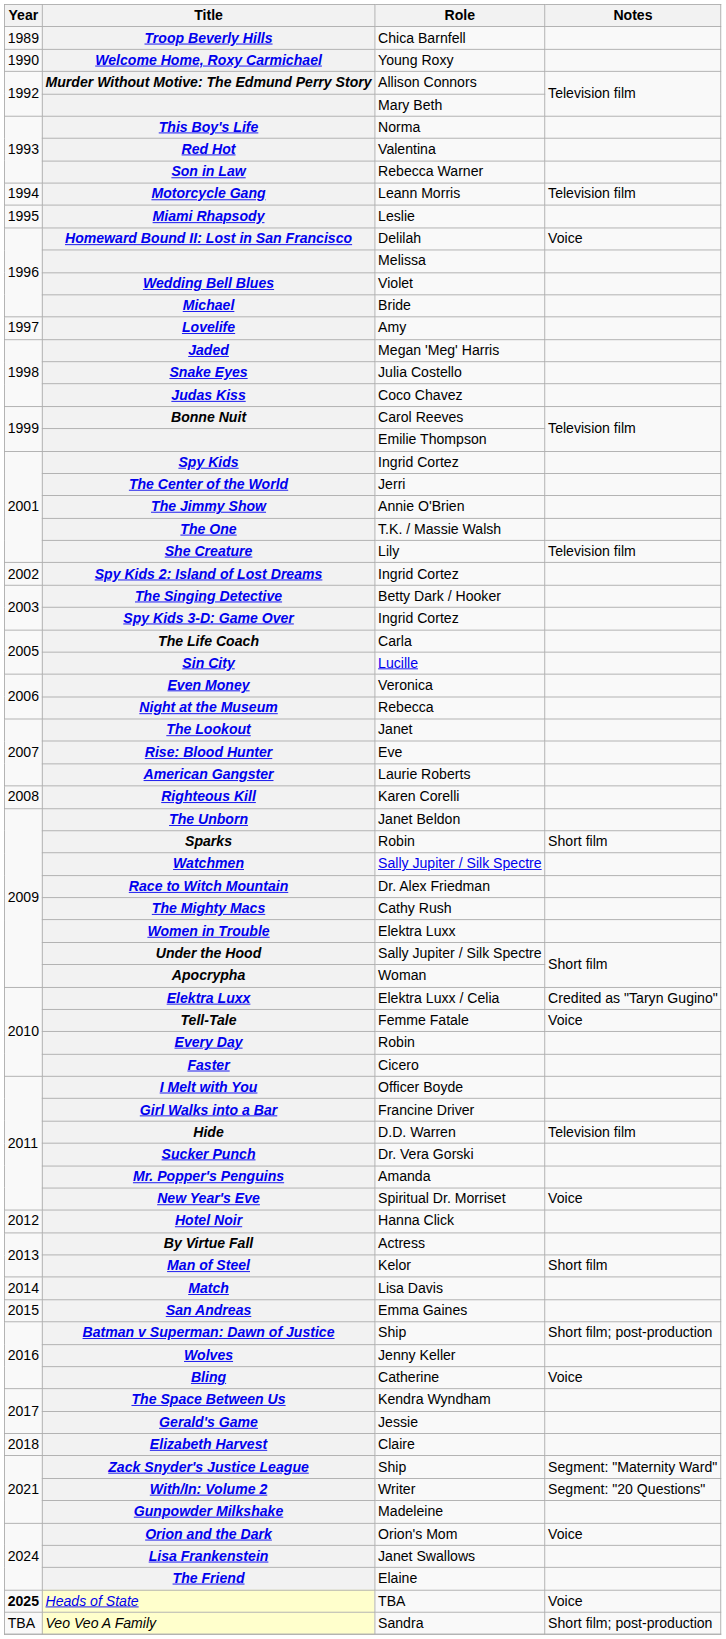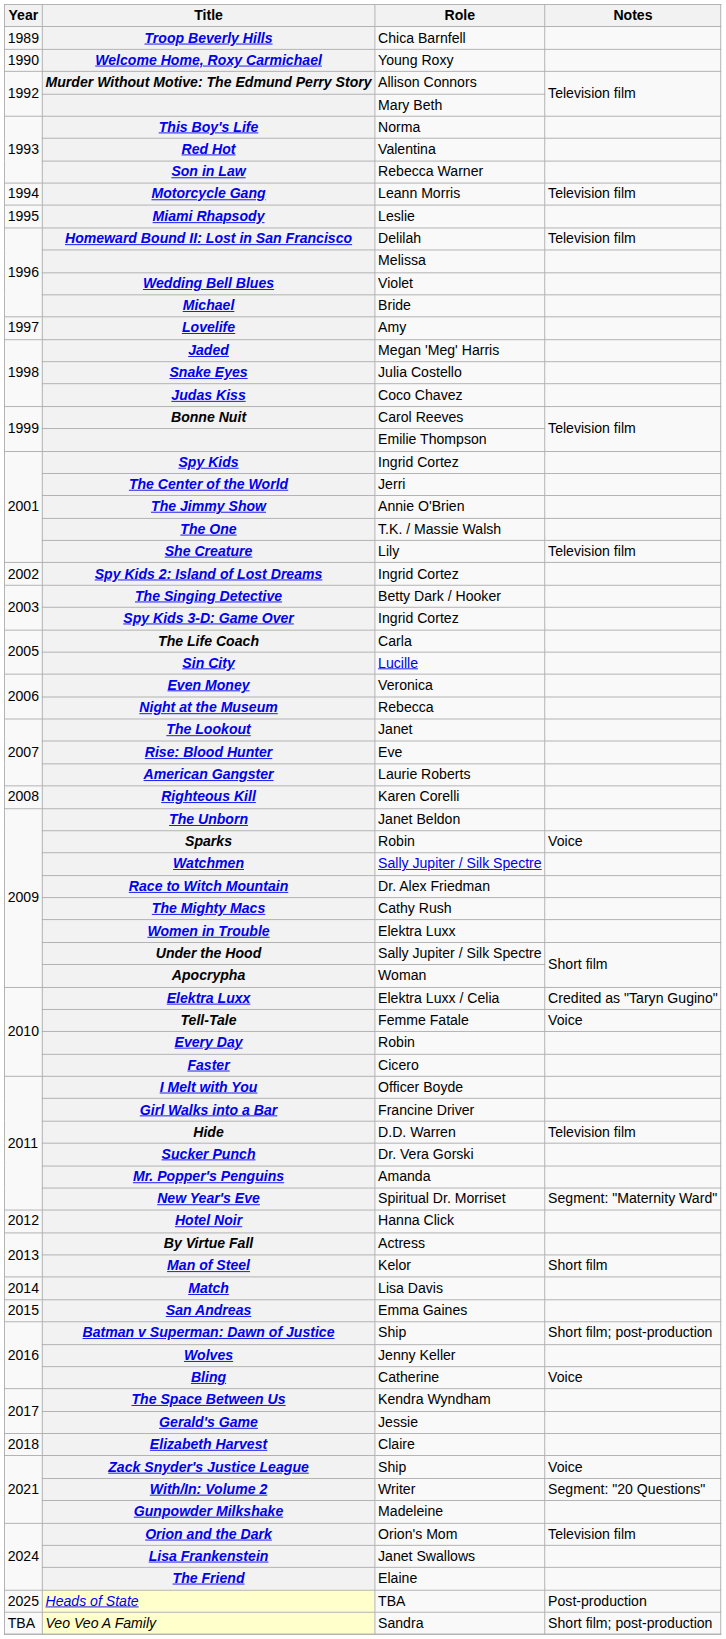(565, 238) Voice -> (592, 238) Television film
(578, 841) Short film -> (565, 841) Voice
(565, 1199) Voice -> (633, 1199) Segment: "Maternity Ward"
(633, 1467) Segment: "Maternity Ward" -> (565, 1467) Voice
(565, 1534) Voice -> (592, 1534) Television film
(23, 1601) bold -> (23, 1601) normal
(565, 1601) Voice -> (597, 1601) Post-production
